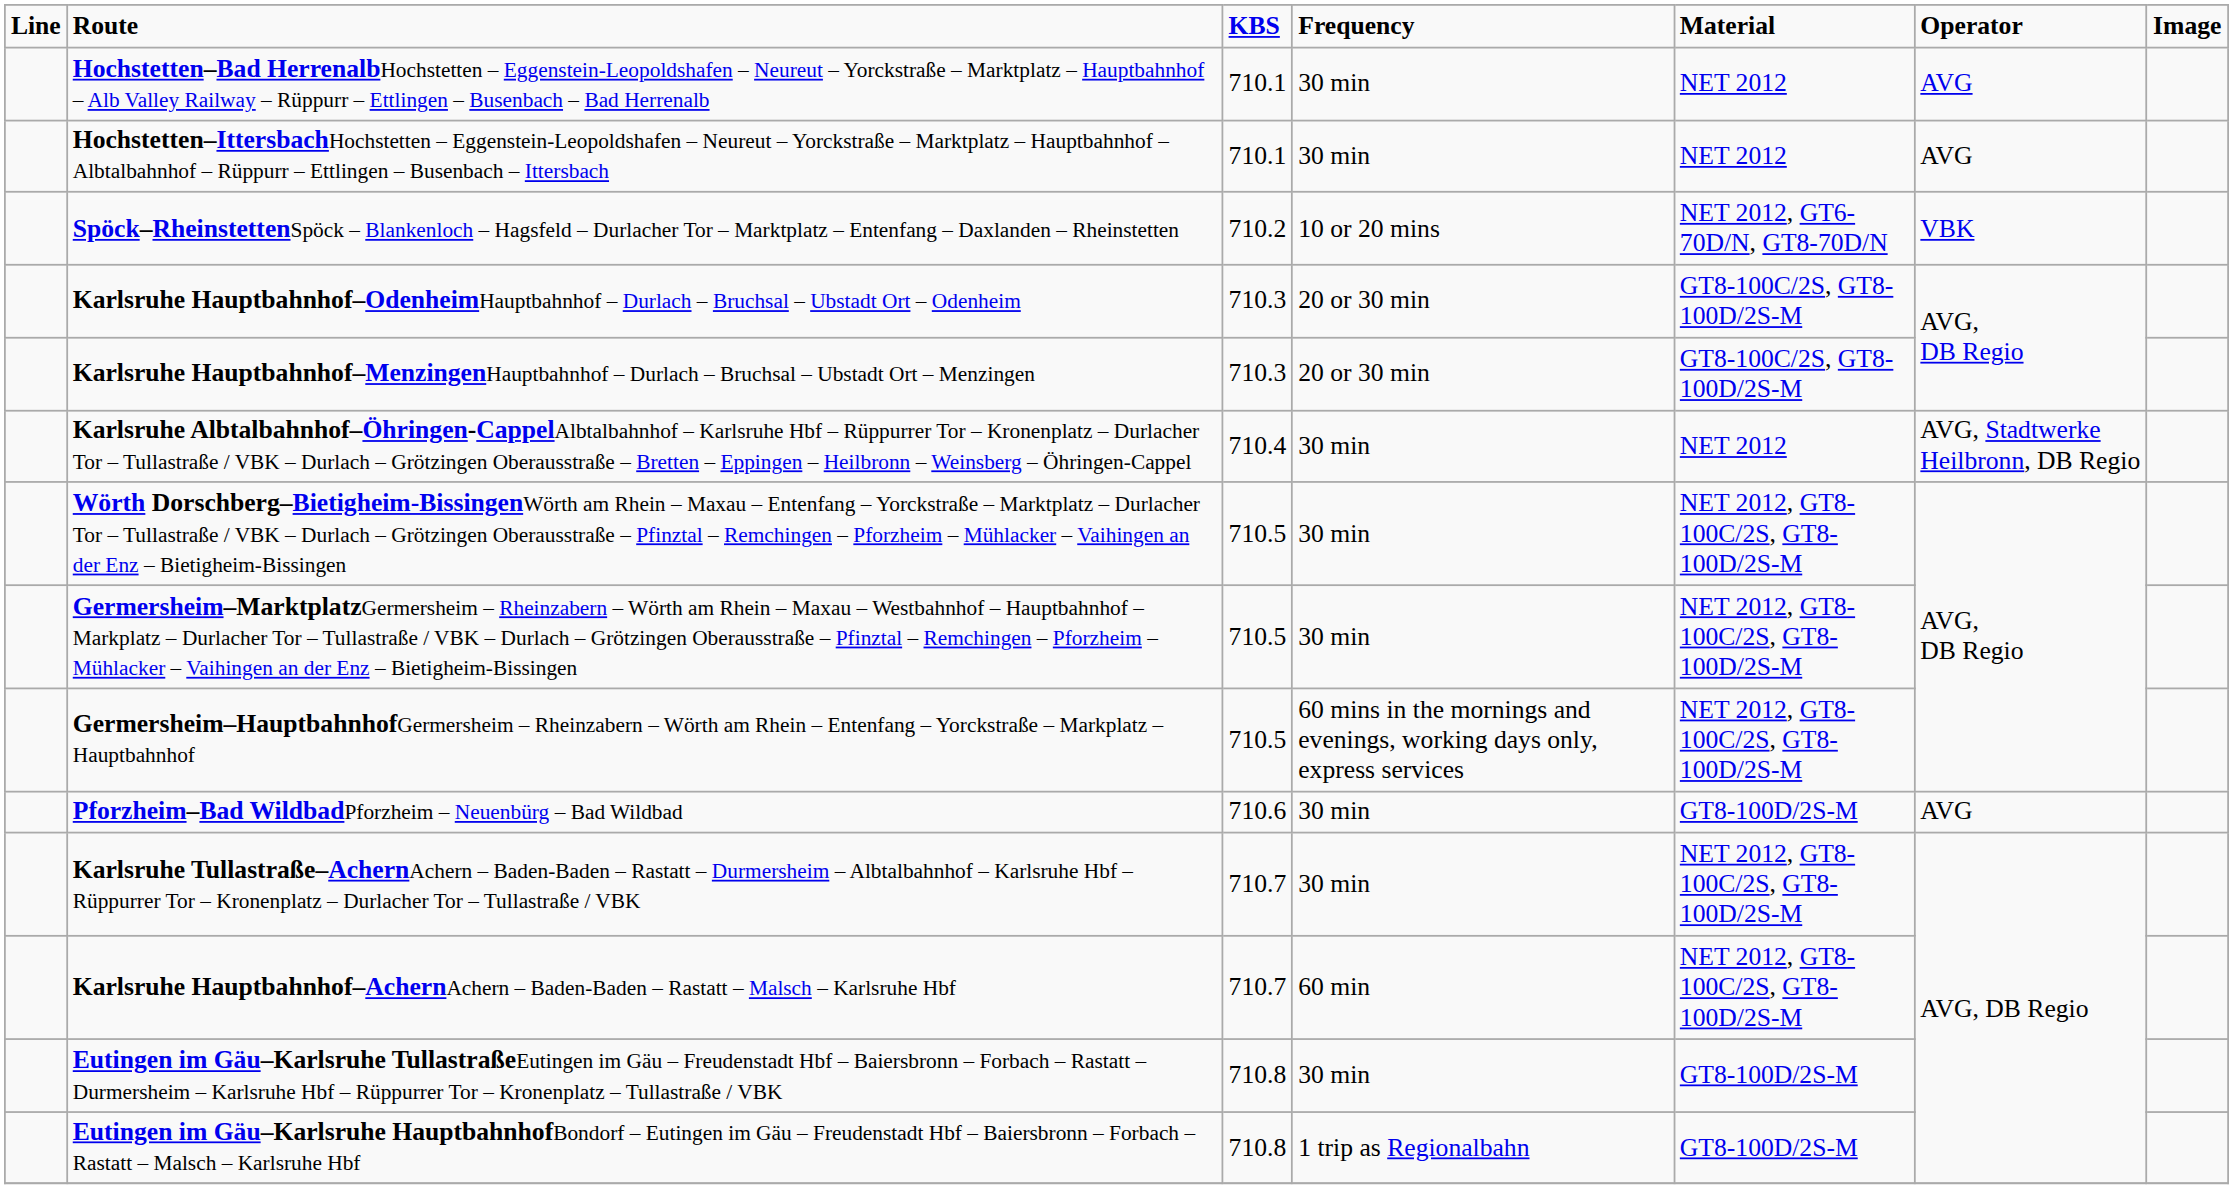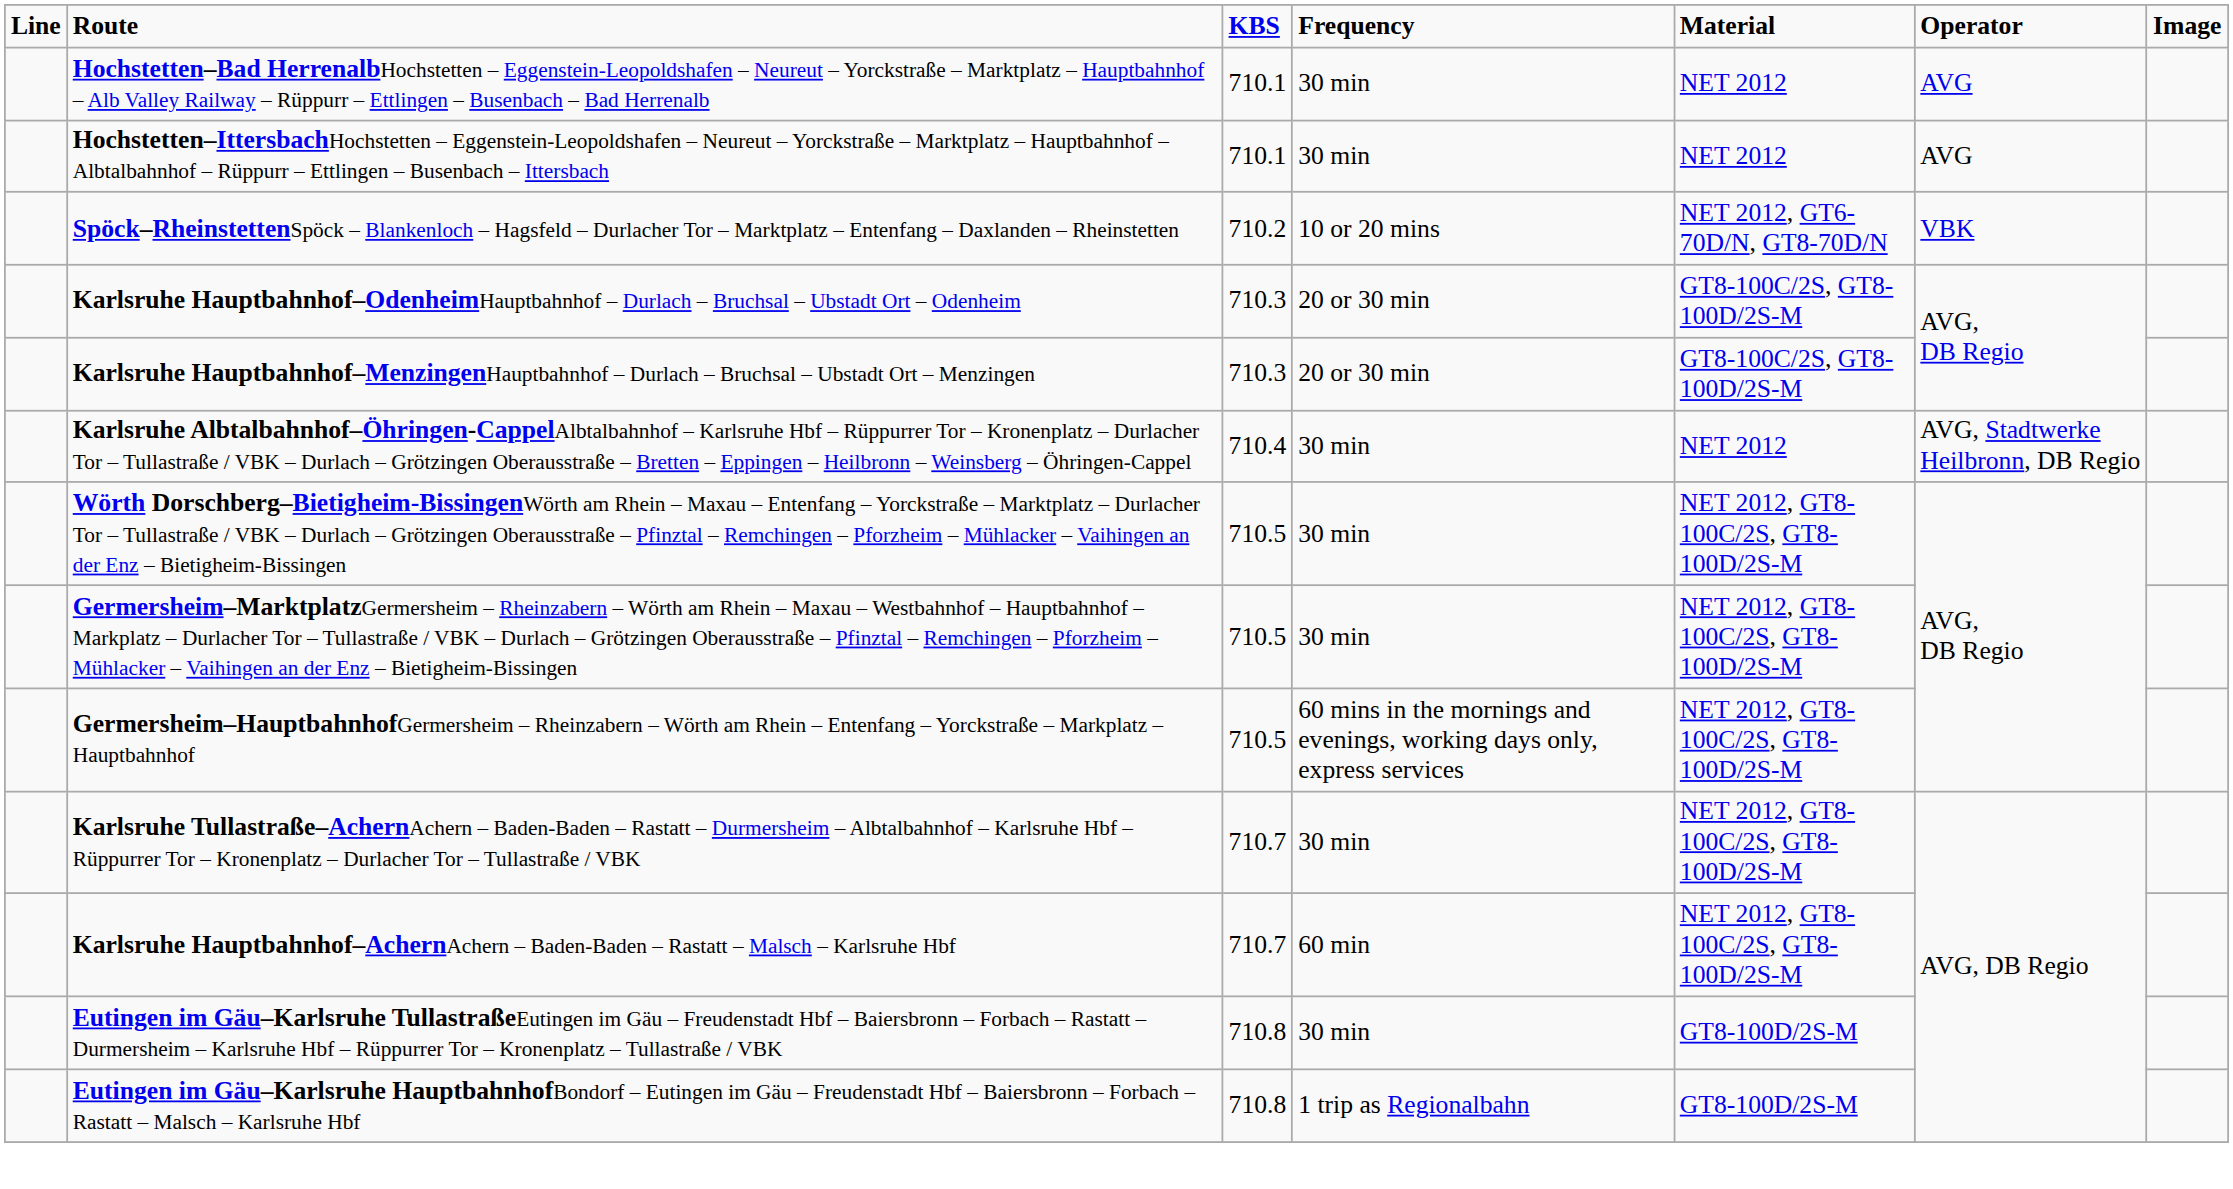- row: (378, 811)
